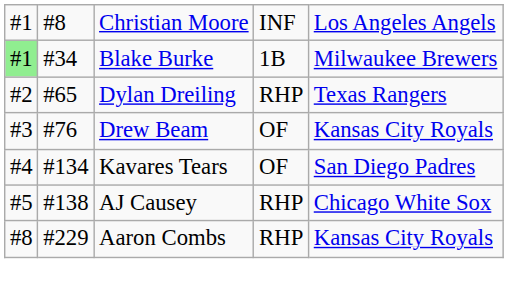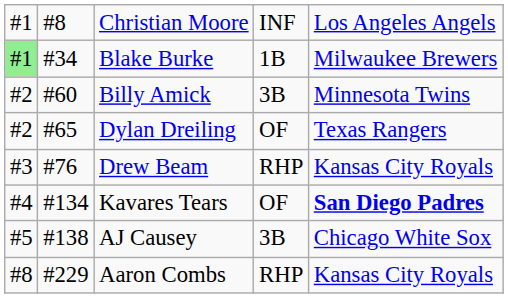+ row: (155, 94)
(281, 94) RHP -> (274, 130) OF
(274, 130) OF -> (281, 166) RHP
(395, 166) normal -> (399, 202) bold
(281, 202) RHP -> (272, 238) 3B
